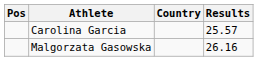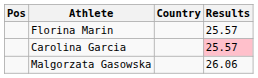+ row: (72, 30)
(222, 30) no background -> (222, 47) pink background
(222, 47) 26.16 -> (222, 64) 26.06
